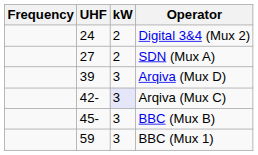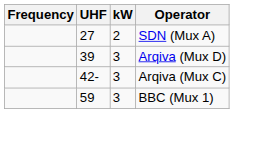- row: (194, 35)
(117, 98) lavender background -> (117, 77) no background
- row: (177, 118)
